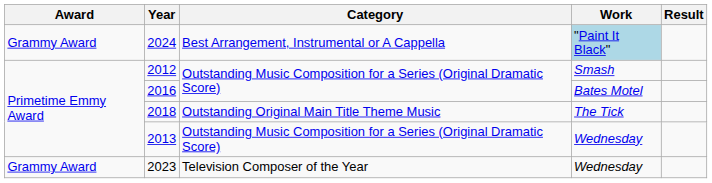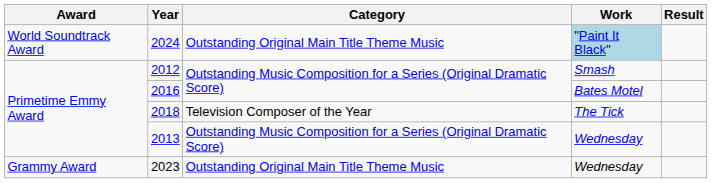(52, 42) Grammy Award -> (59, 42) World Soundtrack Award
(314, 42) Best Arrangement, Instrumental or A Cappella -> (315, 42) Outstanding Original Main Title Theme Music
(311, 111) Outstanding Original Main Title Theme Music -> (279, 111) Television Composer of the Year
(275, 167) Television Composer of the Year -> (315, 167) Outstanding Original Main Title Theme Music
